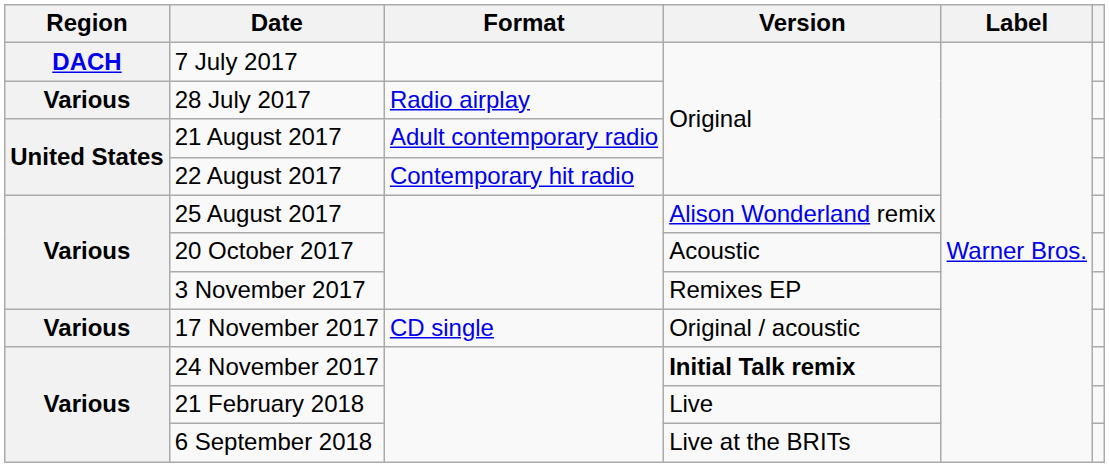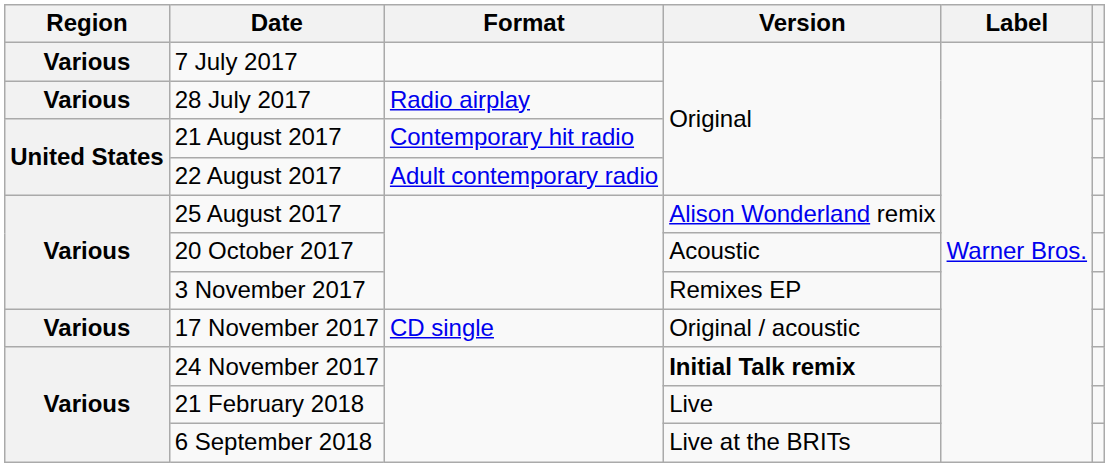(87, 61) DACH -> (87, 61) Various
(524, 137) Adult contemporary radio -> (512, 137) Contemporary hit radio
(512, 175) Contemporary hit radio -> (524, 175) Adult contemporary radio
